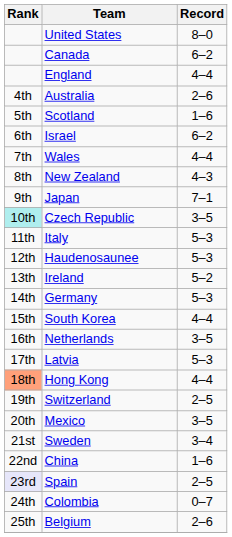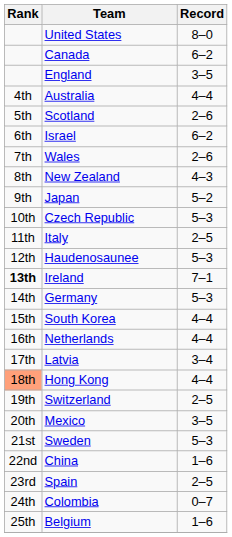(202, 75) 4–4 -> (202, 75) 3–5
(202, 95) 2–6 -> (202, 95) 4–4
(202, 116) 1–6 -> (202, 116) 2–6
(202, 156) 4–4 -> (202, 156) 2–6
(202, 197) 7–1 -> (202, 197) 5–2
(23, 217) paleturquoise background -> (23, 217) no background
(202, 217) 3–5 -> (202, 217) 5–3
(202, 237) 5–3 -> (202, 237) 2–5
(23, 278) normal -> (23, 278) bold
(202, 278) 5–2 -> (202, 278) 7–1
(202, 339) 3–5 -> (202, 339) 4–4
(202, 359) 5–3 -> (202, 359) 3–4
(202, 440) 3–4 -> (202, 440) 5–3
(23, 481) lavender background -> (23, 481) no background
(202, 522) 2–6 -> (202, 522) 1–6
